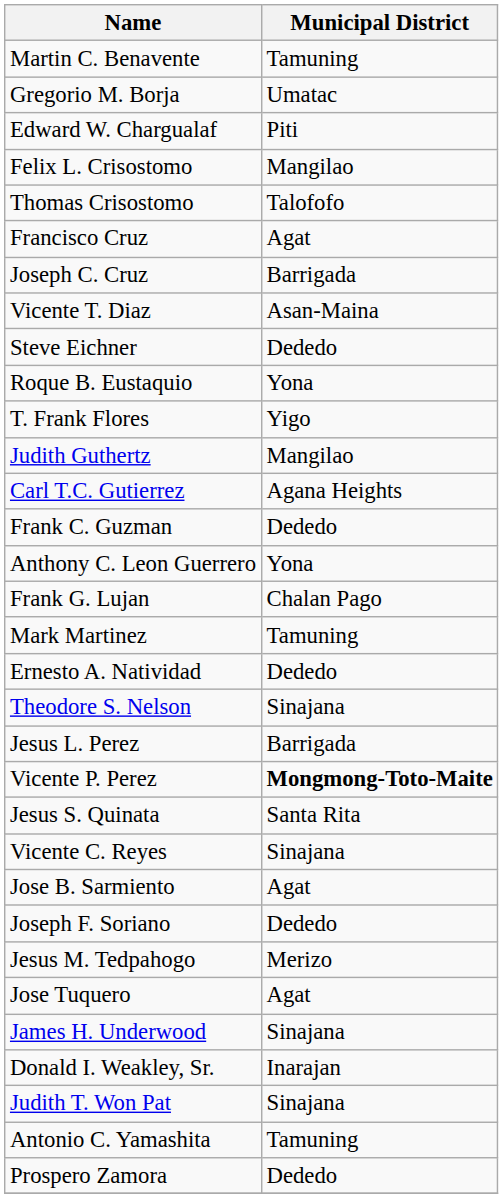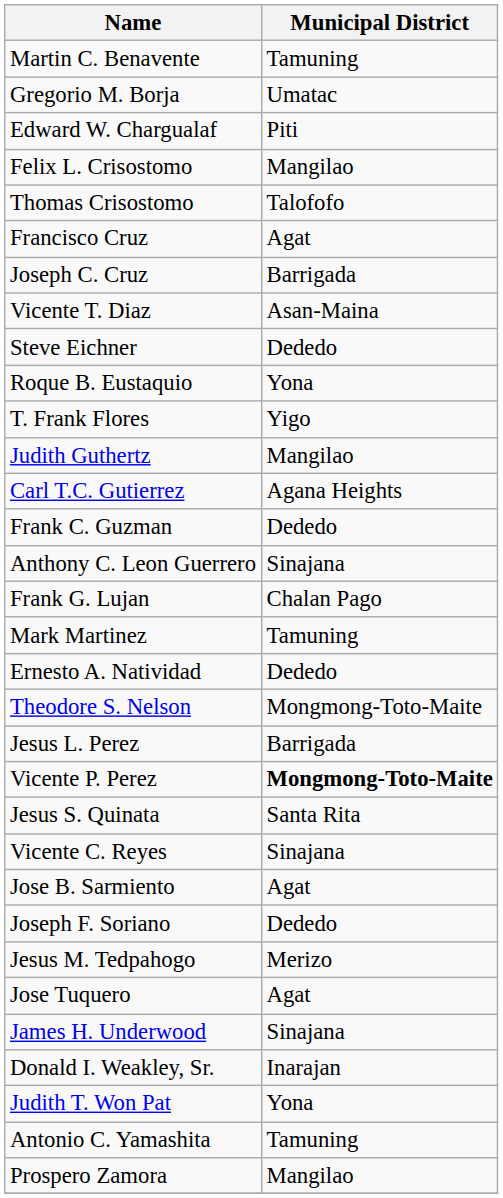(290, 563) Yona -> (306, 563) Sinajana
(306, 707) Sinajana -> (374, 707) Mongmong-Toto-Maite
(306, 1103) Sinajana -> (290, 1103) Yona
(302, 1175) Dededo -> (310, 1175) Mangilao
